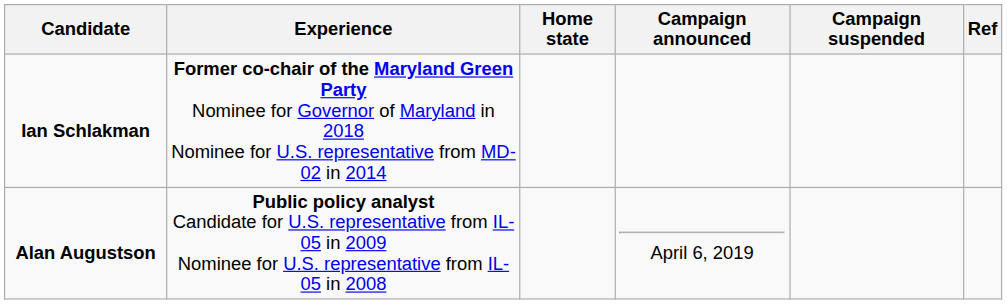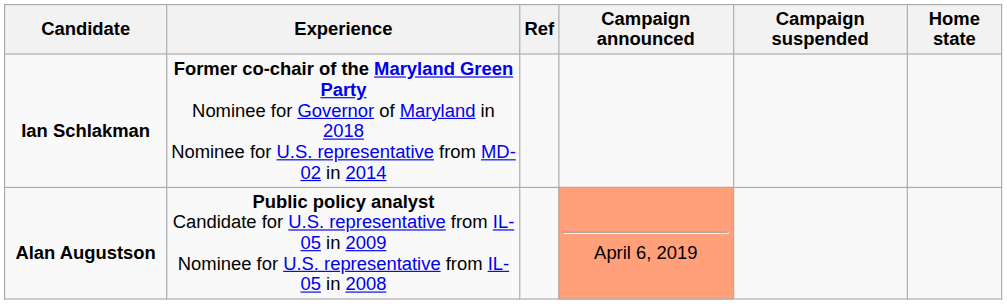columns swapped: (567, 29) <-> (983, 29)
(702, 247) no background -> (646, 247) lightsalmon background
